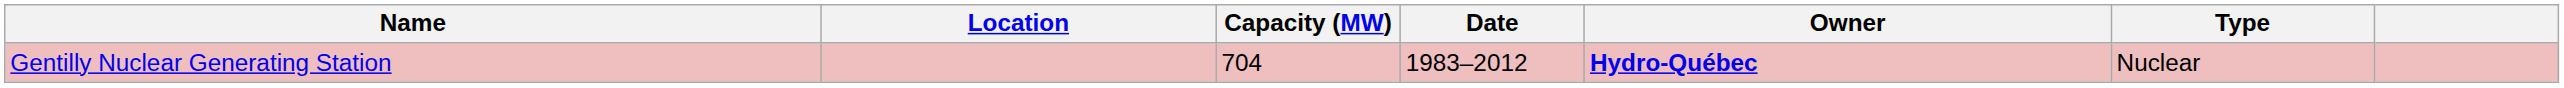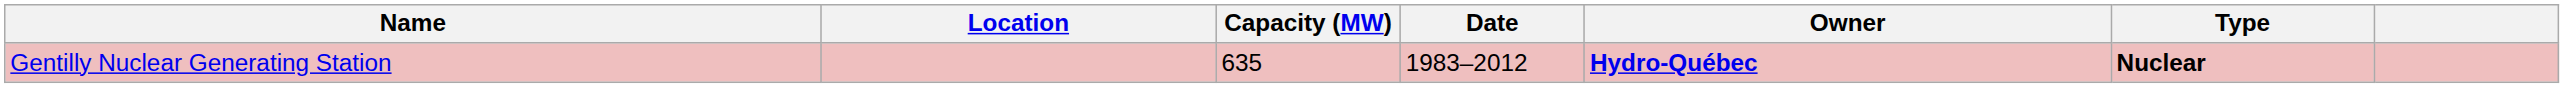(1242, 62) 704 -> (1242, 62) 635
(2158, 62) normal -> (2161, 62) bold
